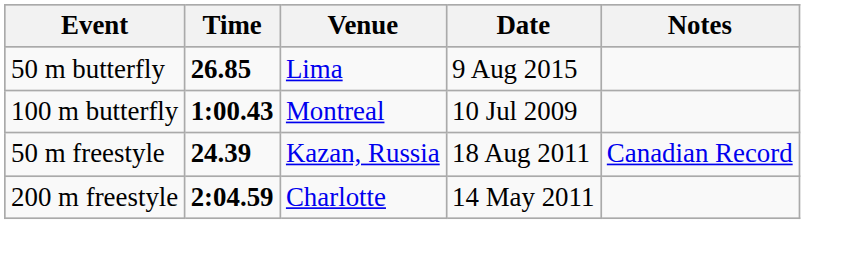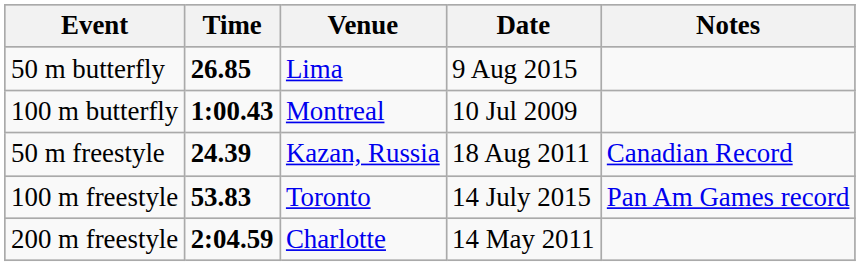+ row: (95, 196)
